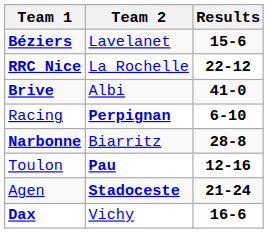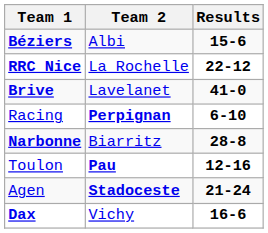(130, 42) Lavelanet -> (107, 42) Albi
(107, 91) Albi -> (130, 91) Lavelanet
